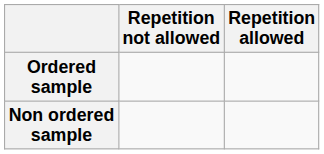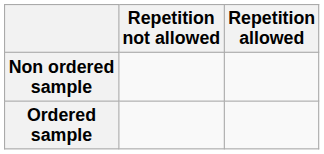rows swapped: (61, 76) <-> (61, 124)
